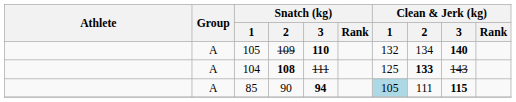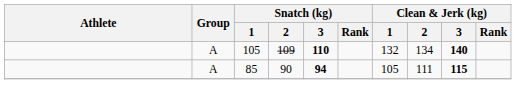- row: (251, 69)
(390, 87) lightblue background -> (390, 69) no background
